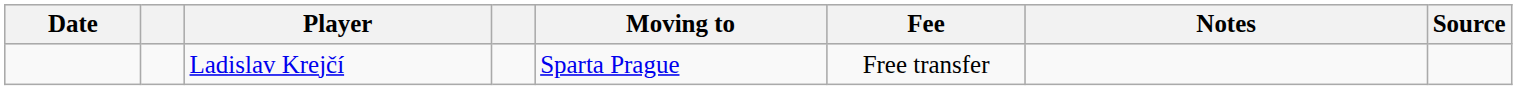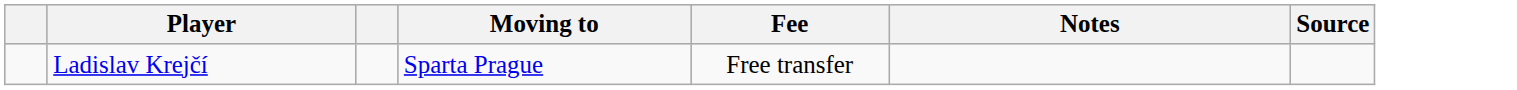- column: (73, 24)
